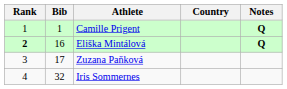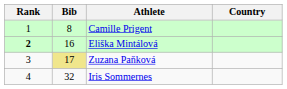- column: (261, 12)
(60, 28) 1 -> (69, 28) 8
(60, 60) no background -> (69, 60) khaki background
